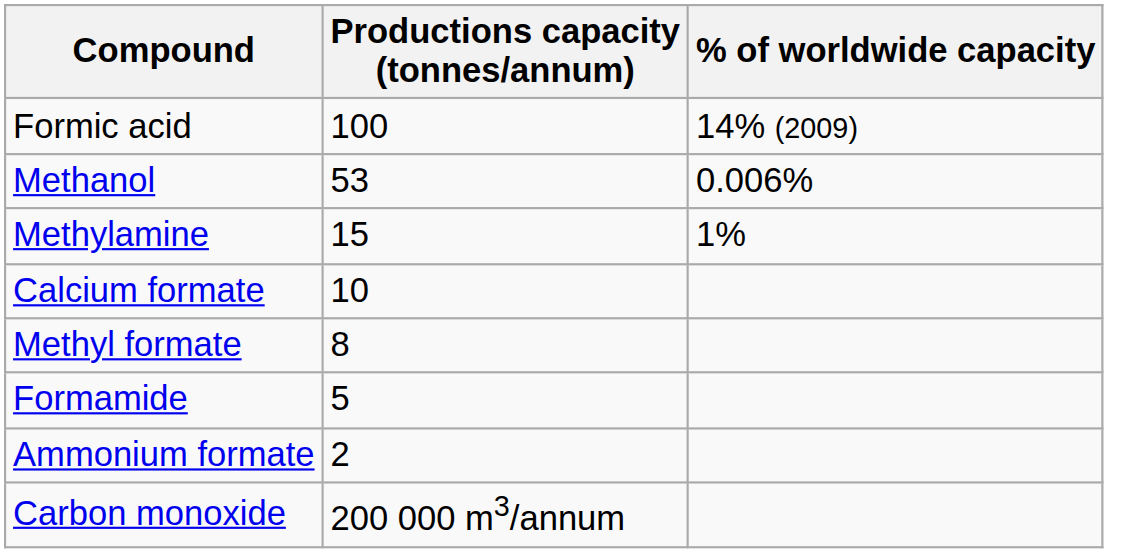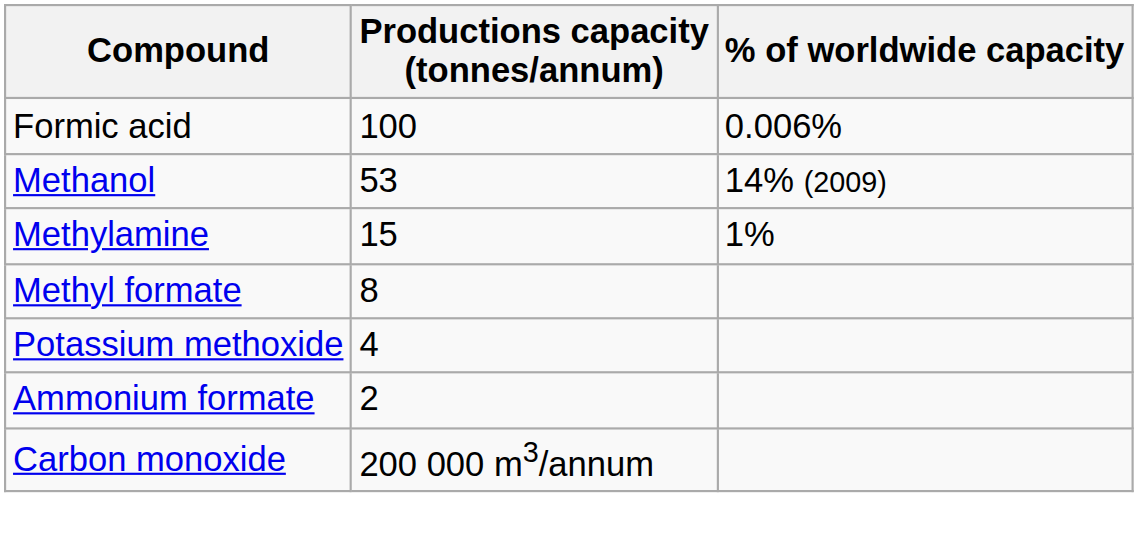(777, 125) 14% (2009) -> (783, 125) 0.006%
(755, 180) 0.006% -> (806, 180) 14% (2009)
- row: (139, 290)
- row: (100, 399)
+ row: (178, 344)
